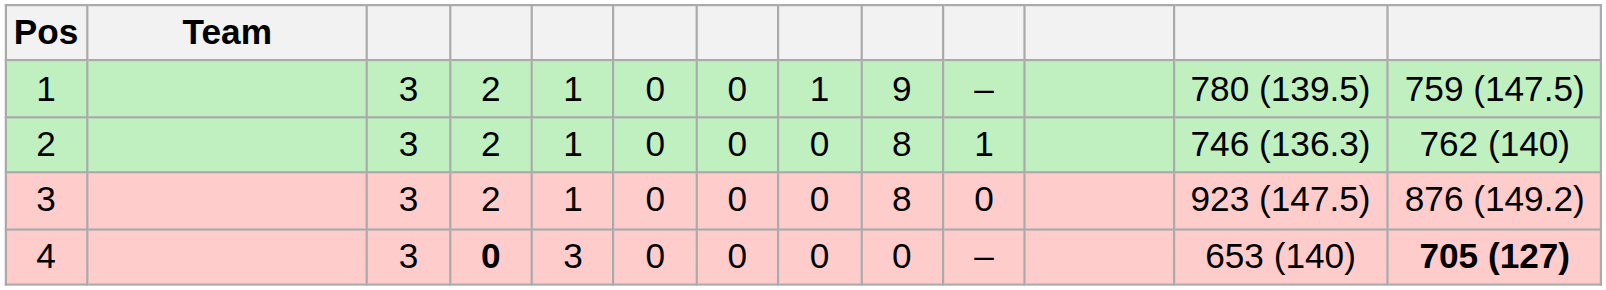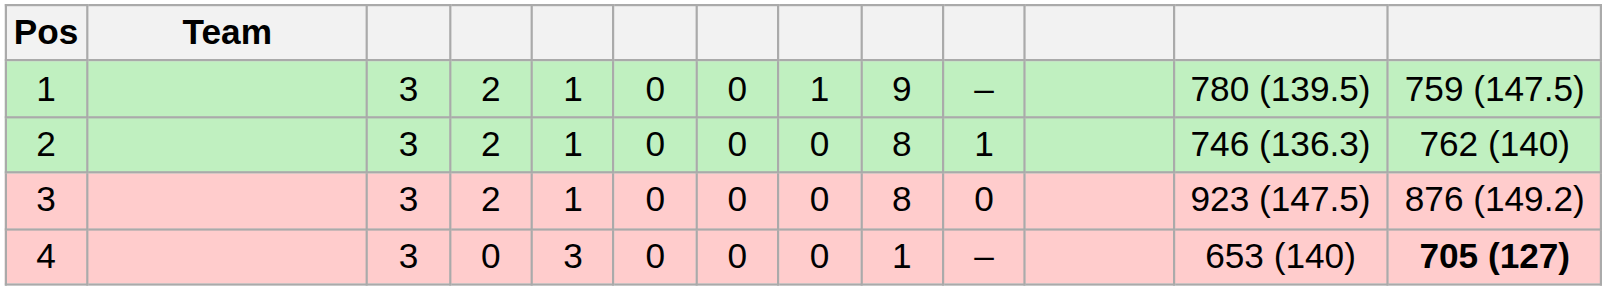(491, 255) bold -> (491, 255) normal
(902, 255) 0 -> (902, 255) 1
